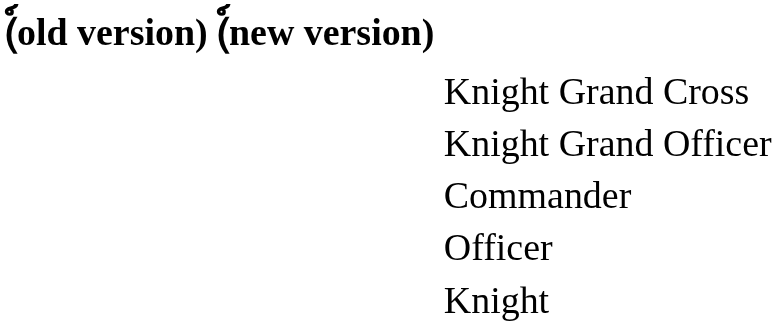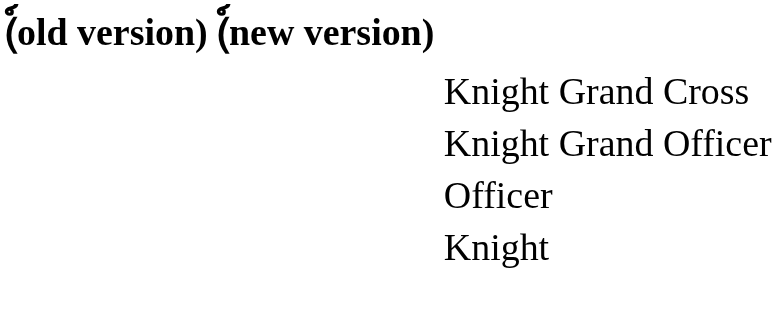- row: (538, 195)
